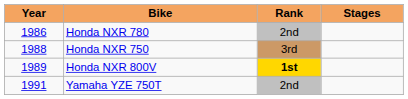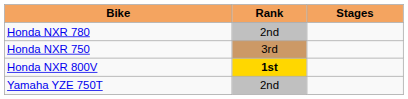- column: (34, 14)
